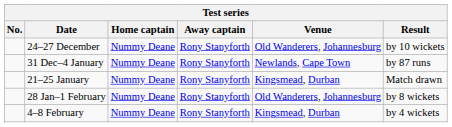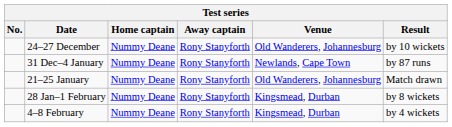(297, 79) Kingsmead, Durban -> (318, 79) Old Wanderers, Johannesburg
(318, 96) Old Wanderers, Johannesburg -> (297, 96) Kingsmead, Durban
